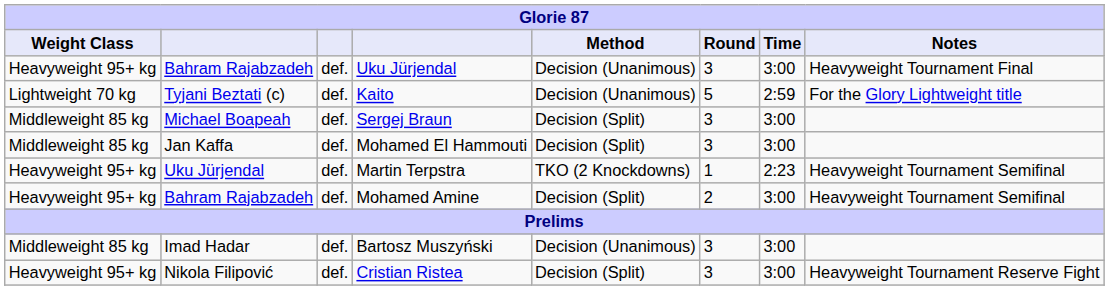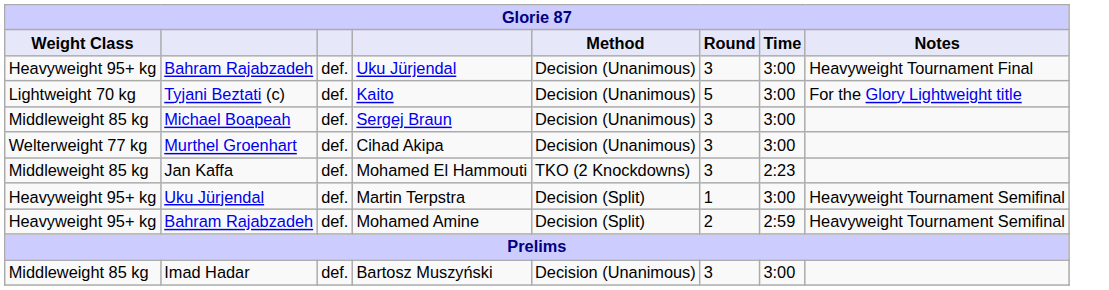(779, 94) 2:59 -> (779, 94) 3:00
(590, 120) Decision (Split) -> (615, 120) Decision (Unanimous)
+ row: (400, 145)
(590, 145) Decision (Split) -> (613, 171) TKO (2 Knockdowns)
(779, 145) 3:00 -> (779, 171) 2:23
(613, 171) TKO (2 Knockdowns) -> (590, 196) Decision (Split)
(779, 171) 2:23 -> (779, 196) 3:00
(779, 196) 3:00 -> (779, 222) 2:59
- row: (410, 273)
